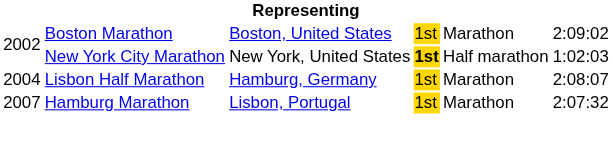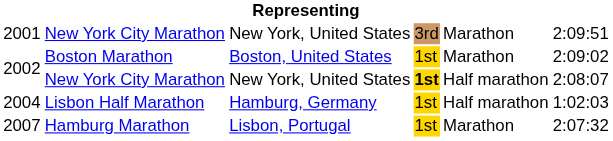+ row: (22, 33)
(581, 56) 1:02:03 -> (581, 79) 2:08:07
(478, 79) Marathon -> (496, 102) Half marathon
(581, 79) 2:08:07 -> (581, 102) 1:02:03
